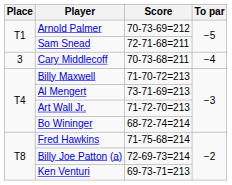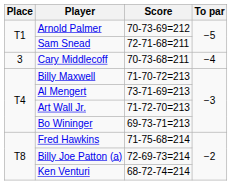(158, 124) 68-72-74=214 -> (158, 124) 69-73-71=213
(158, 172) 69-73-71=213 -> (158, 172) 68-72-74=214
